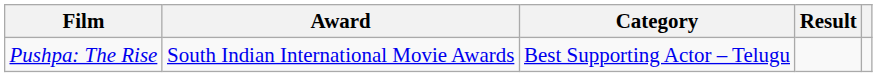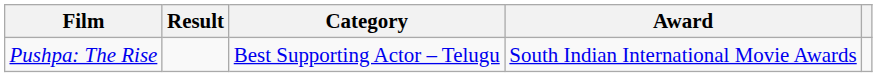columns swapped: (341, 21) <-> (828, 21)
